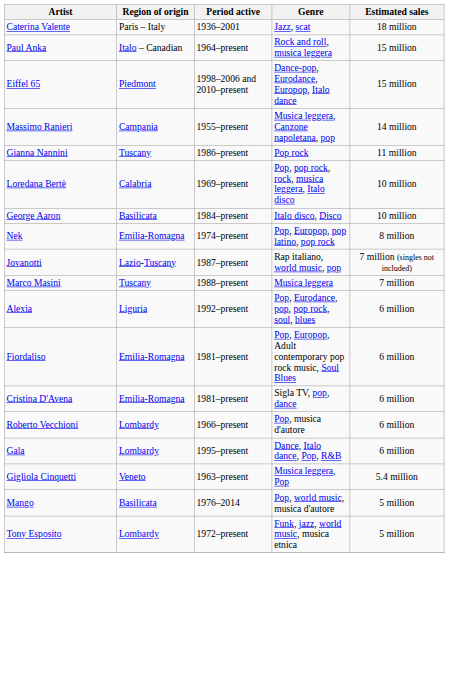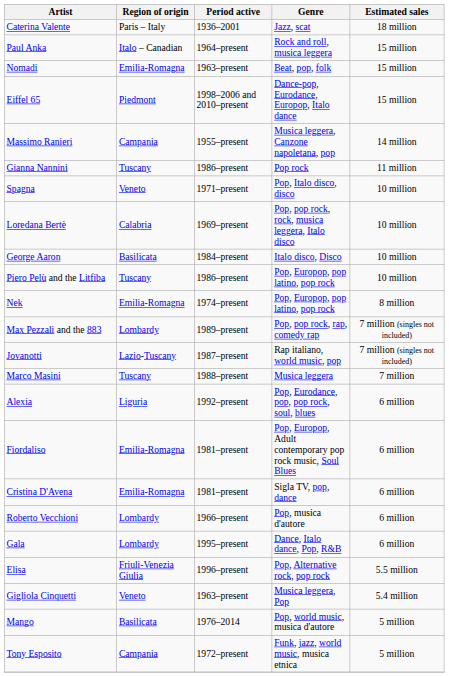+ row: (22, 68)
+ row: (21, 188)
+ row: (56, 277)
+ row: (54, 329)
+ row: (16, 570)
(139, 534) Lombardy -> (138, 653) Campania
